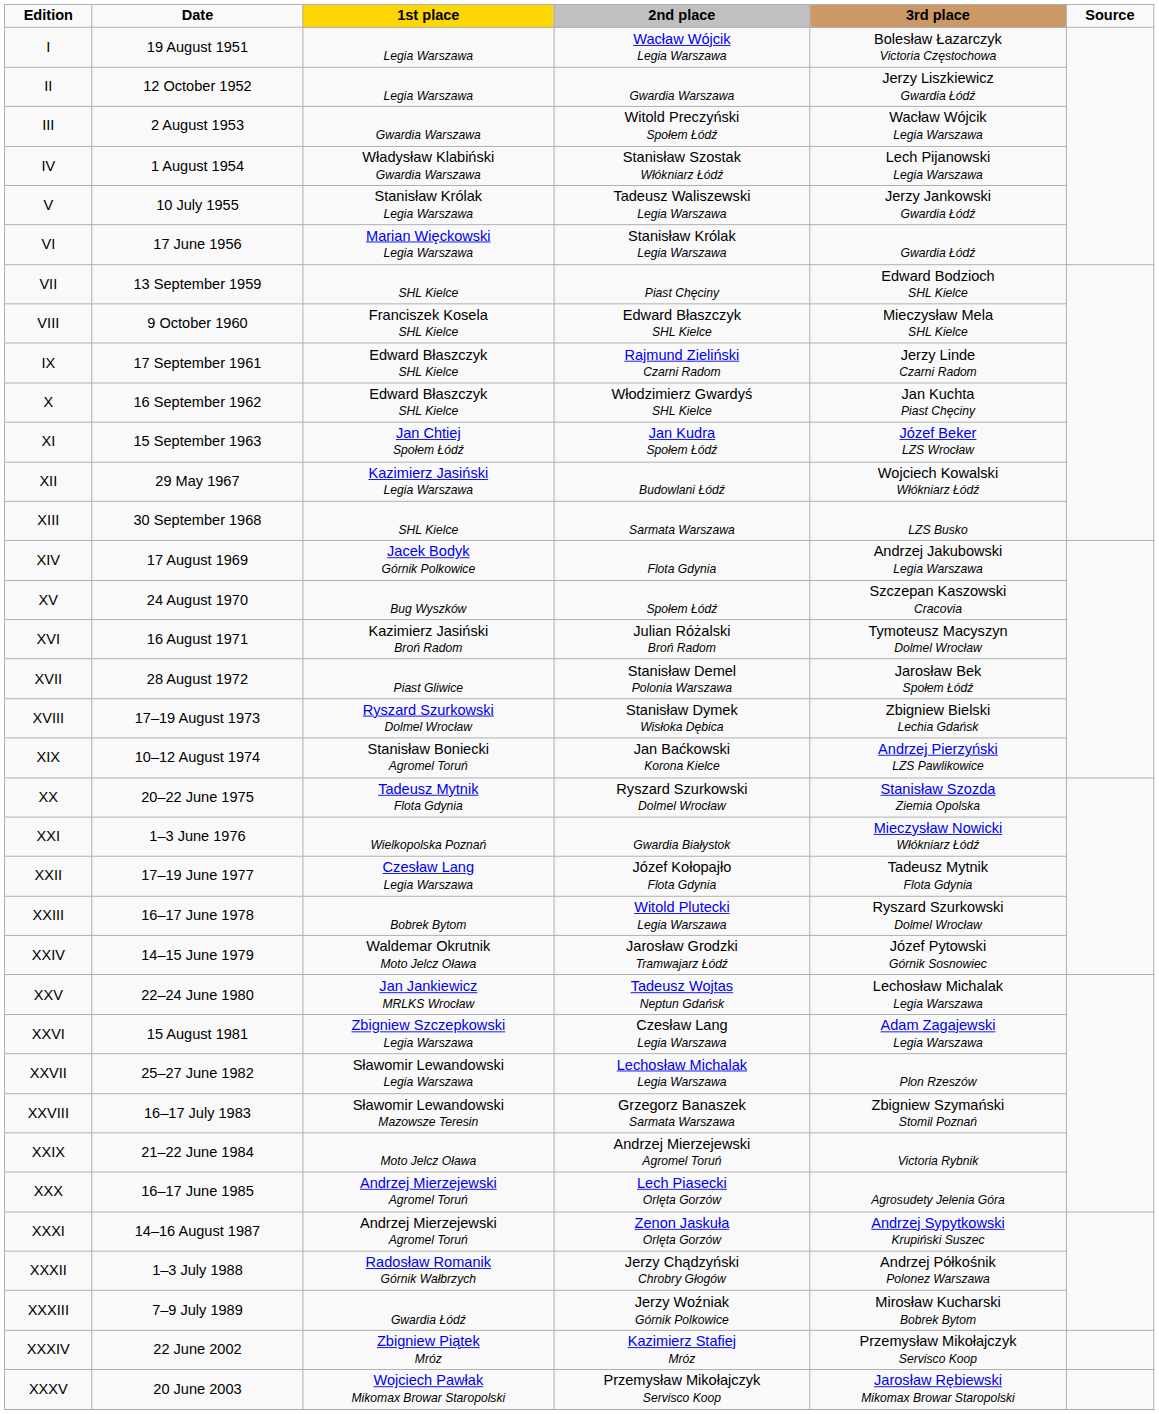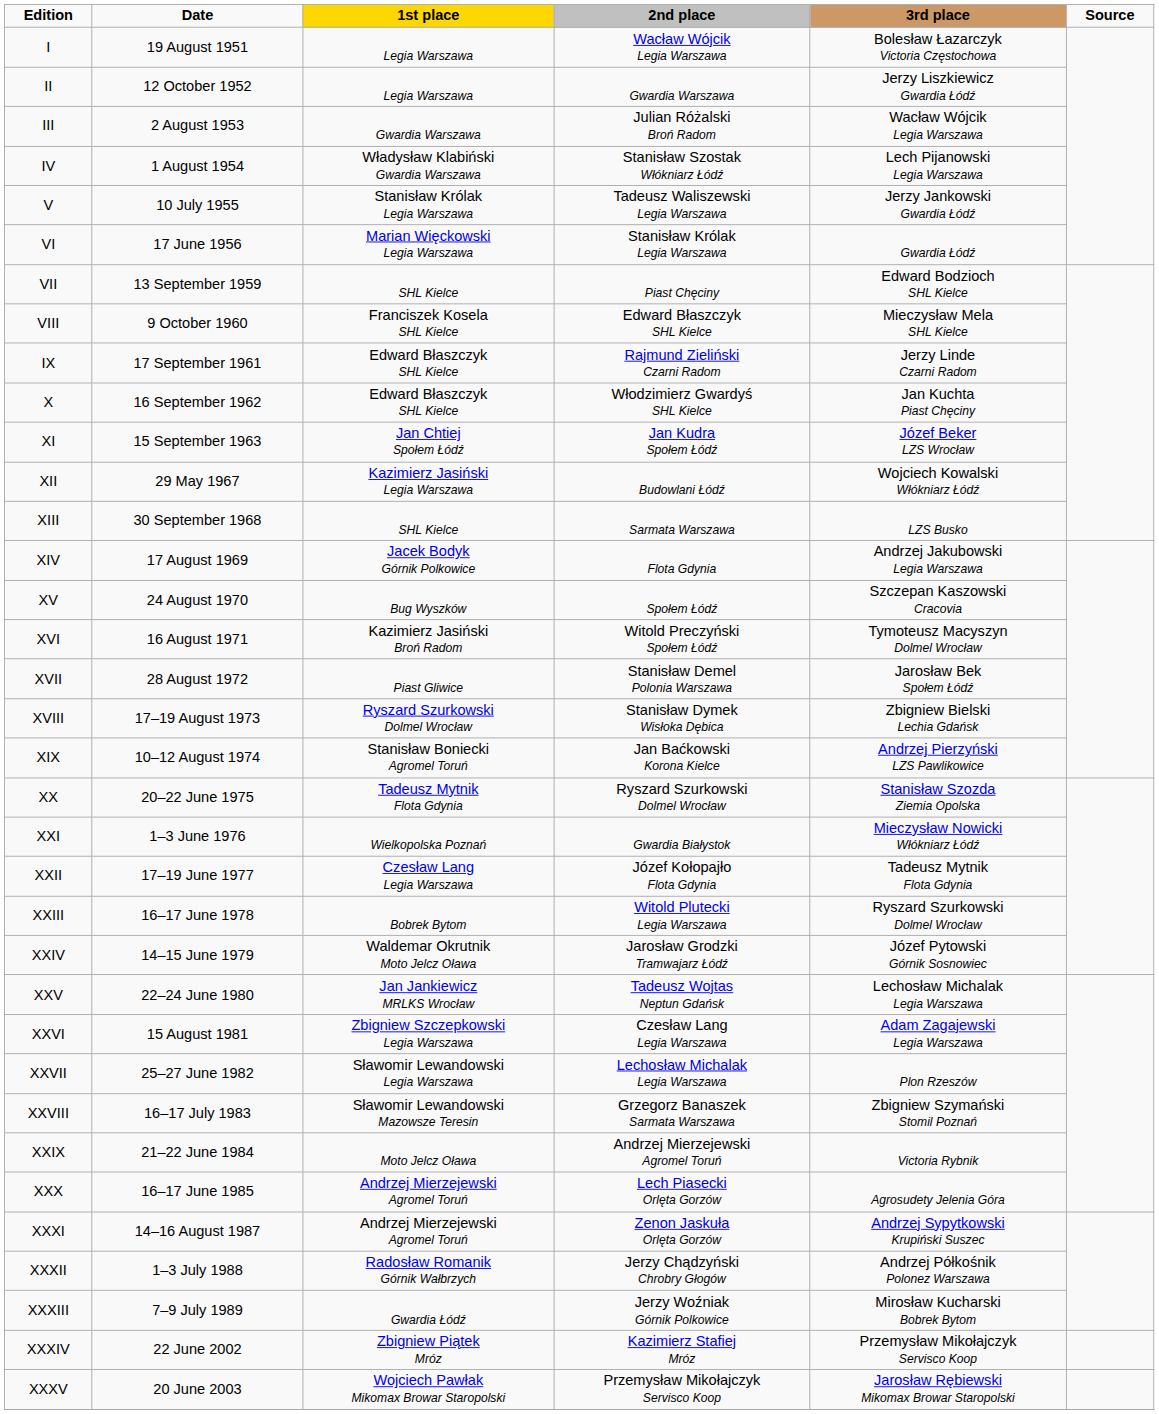(682, 126) Witold Preczyński Społem Łódź -> (682, 126) Julian Różalski Broń Radom
(682, 639) Julian Różalski Broń Radom -> (682, 639) Witold Preczyński Społem Łódź
